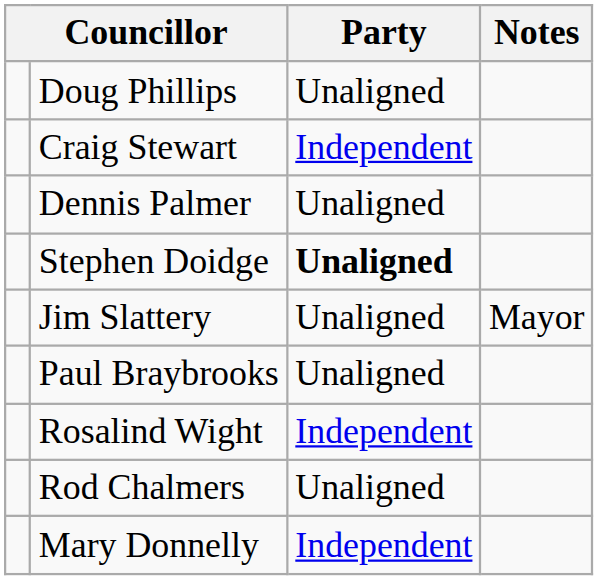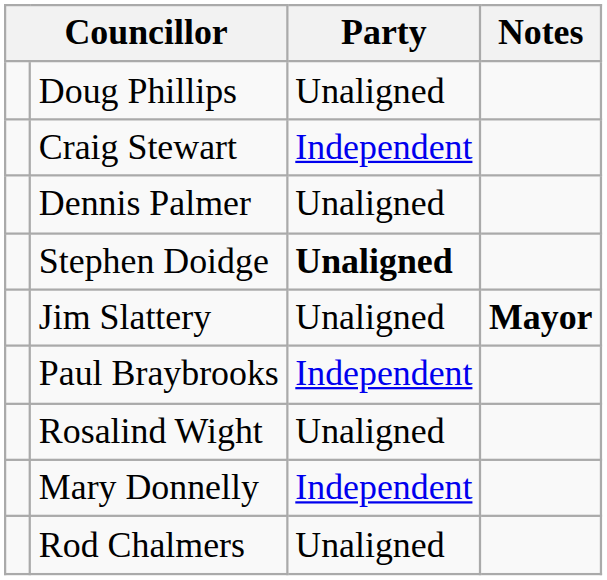(537, 317) normal -> (541, 317) bold
(370, 373) Unaligned -> (384, 373) Independent
(384, 430) Independent -> (370, 430) Unaligned
rows swapped: (149, 544) <-> (142, 487)
